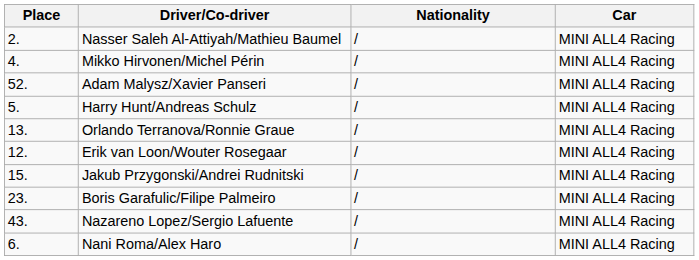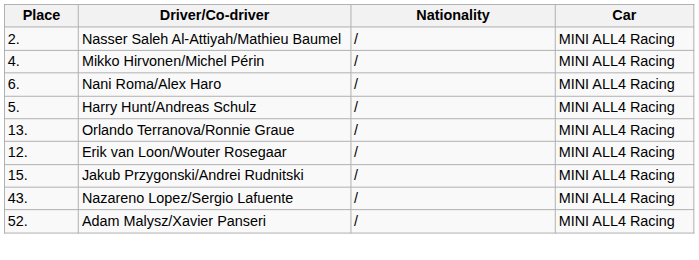rows swapped: (152, 244) <-> (174, 84)
- row: (179, 198)
